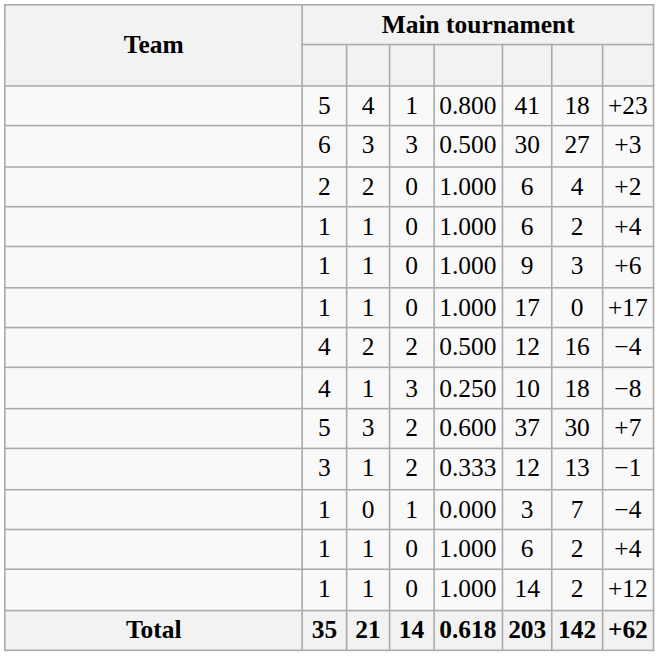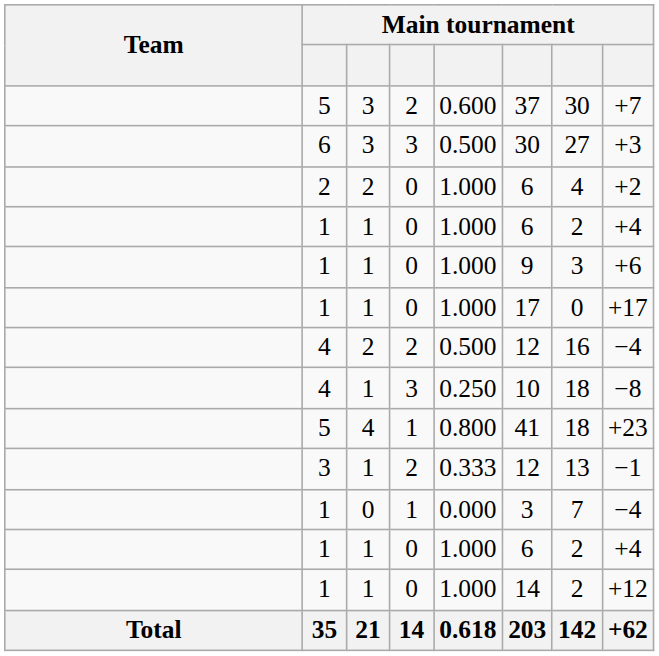rows swapped: (324, 105) <-> (324, 428)
